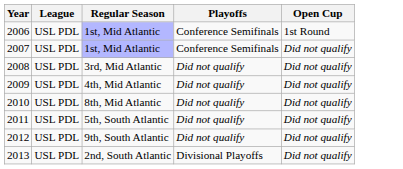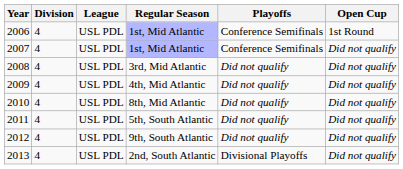+ column: (54, 13)
